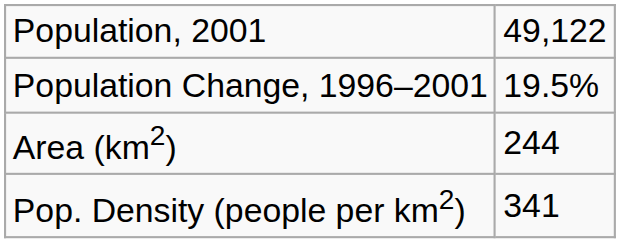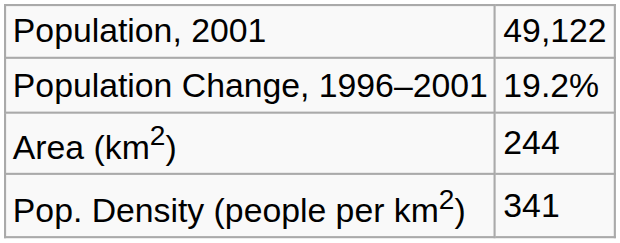(551, 84) 19.5% -> (551, 84) 19.2%
